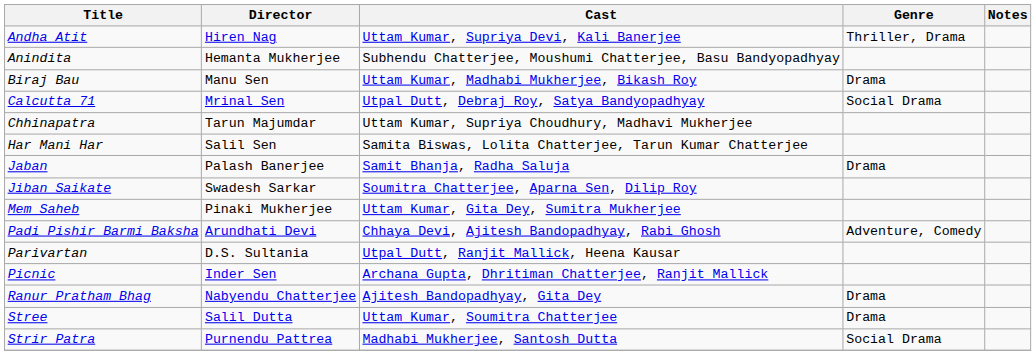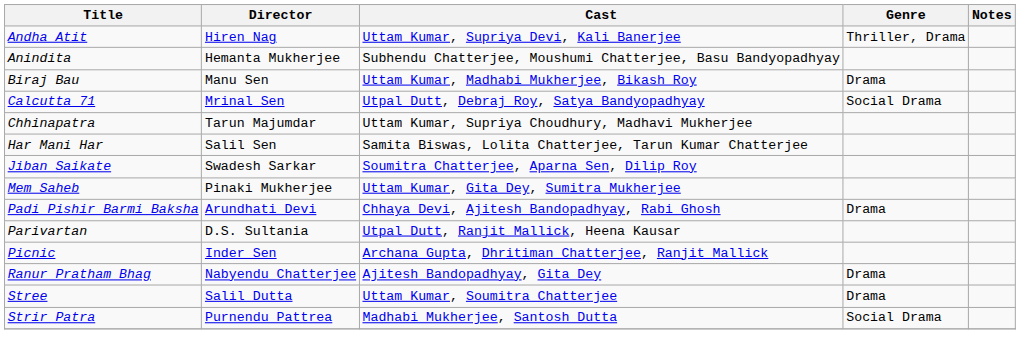- row: (28, 167)
(914, 231) Adventure, Comedy -> (866, 210) Drama
